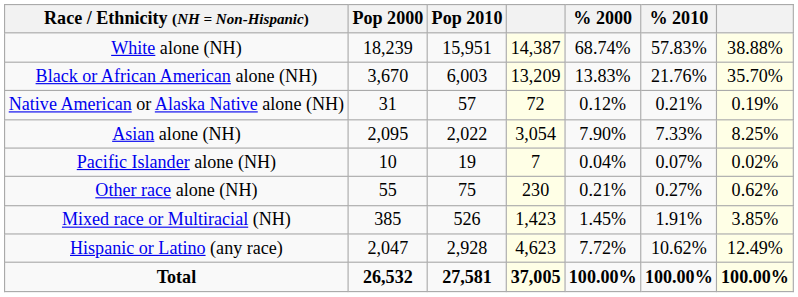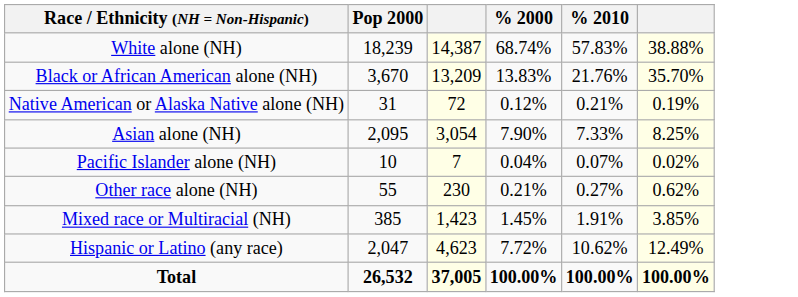- column: (467, 18)
